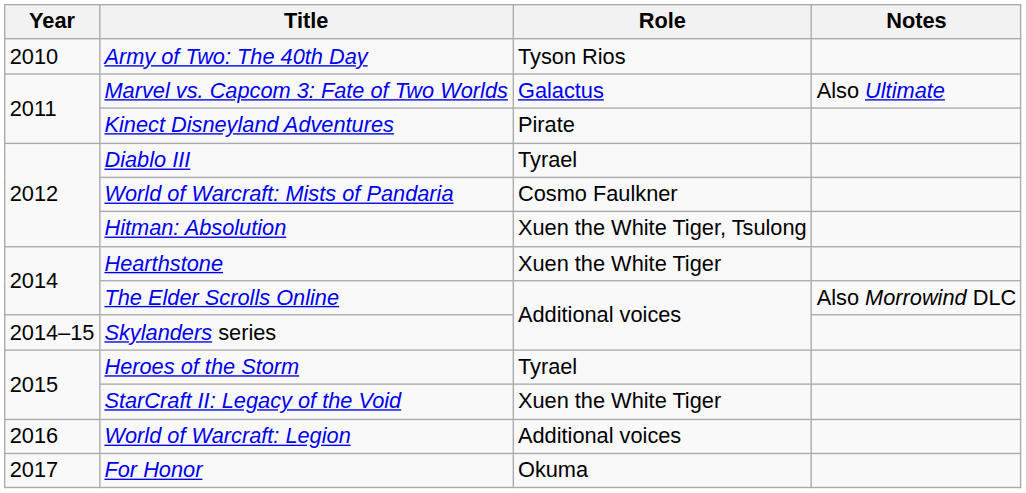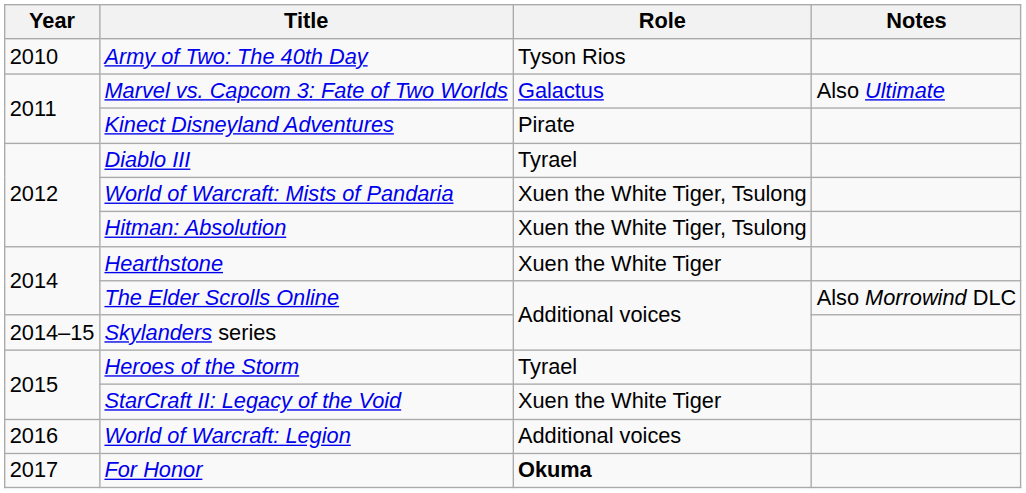(598, 194) Cosmo Faulkner -> (662, 194) Xuen the White Tiger, Tsulong
(553, 470) normal -> (555, 470) bold
